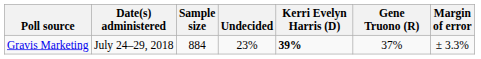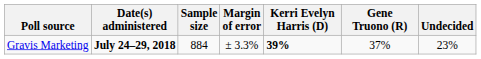columns swapped: (452, 20) <-> (247, 26)
(134, 44) normal -> (135, 44) bold
